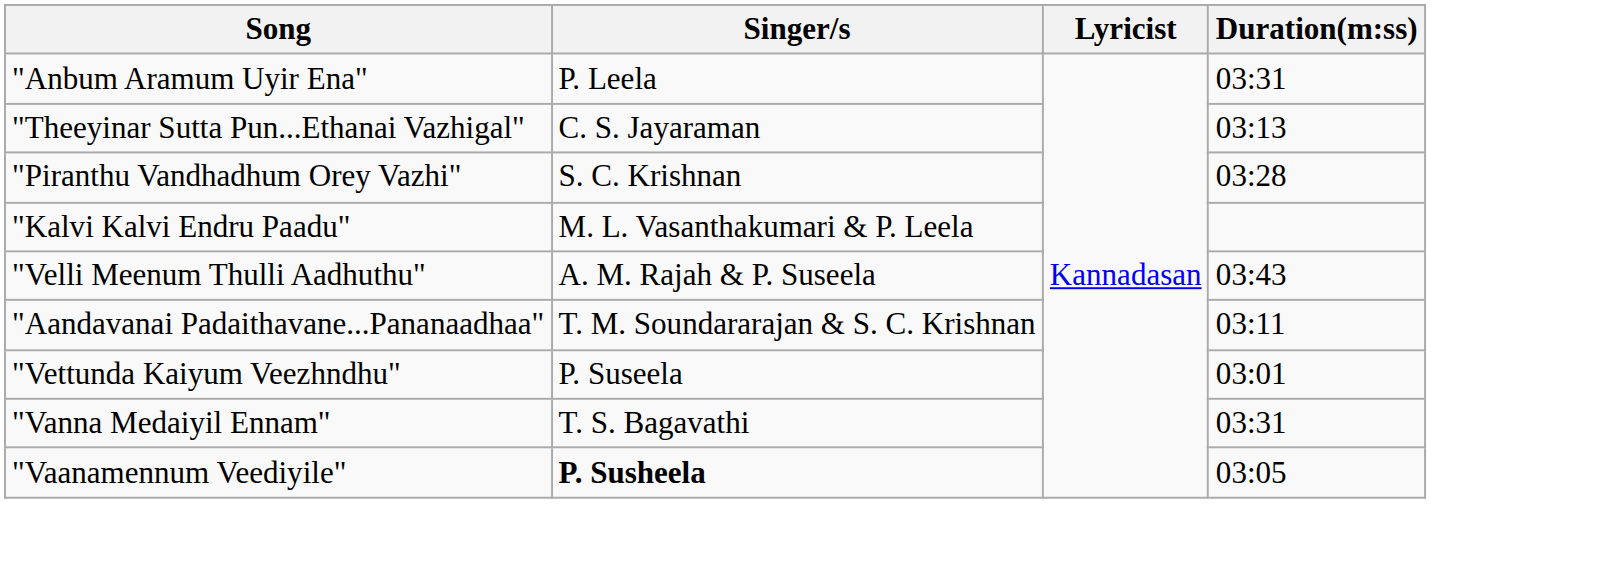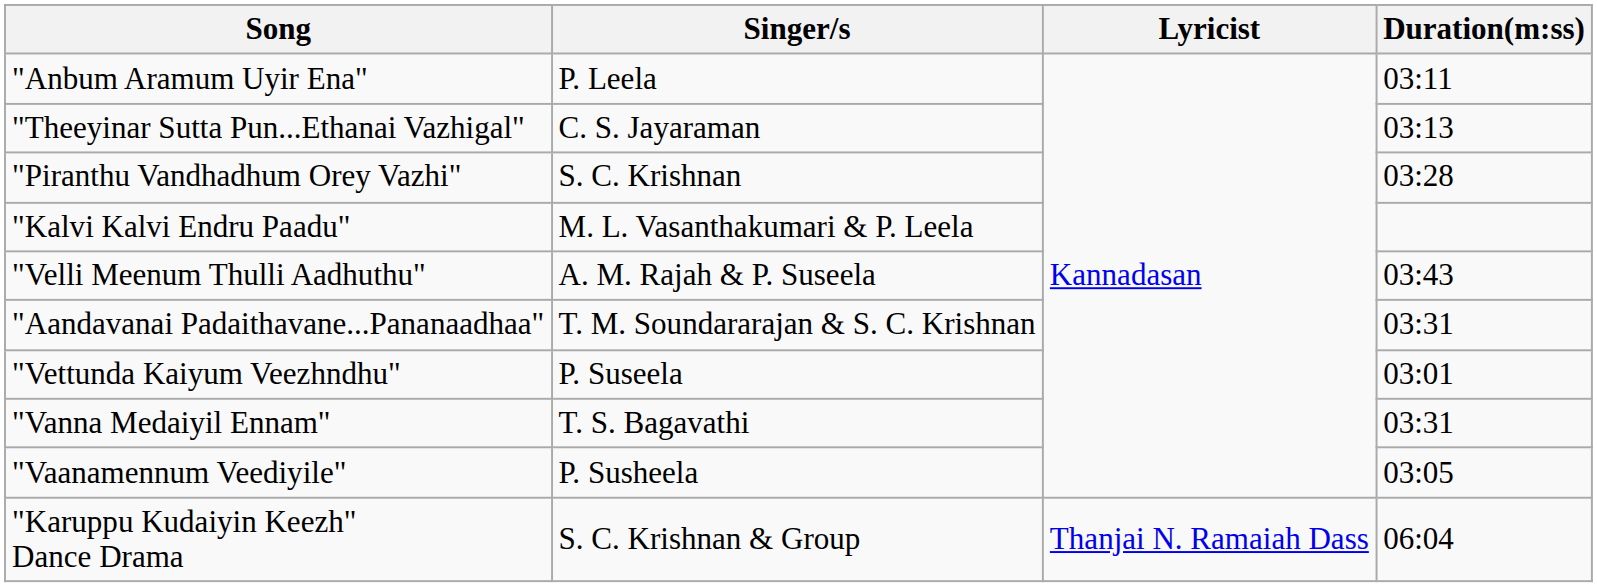(1251, 78) 03:31 -> (1418, 78) 03:11
(1251, 324) 03:11 -> (1418, 324) 03:31
(632, 472) bold -> (628, 472) normal
+ row: (184, 538)
